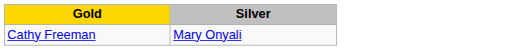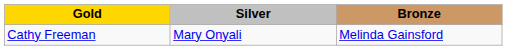+ column: (419, 14)
